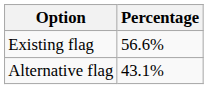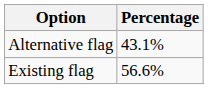rows swapped: (51, 44) <-> (61, 70)
